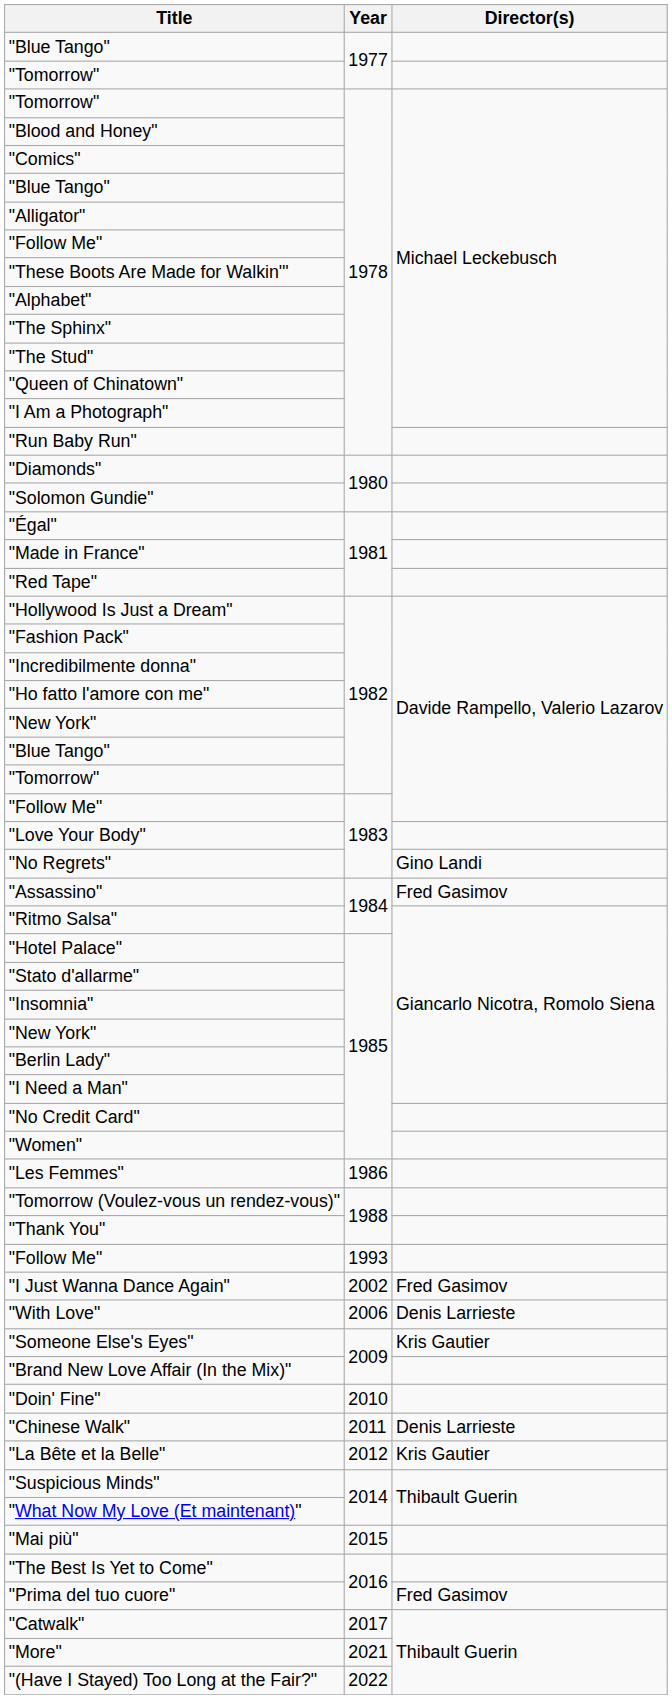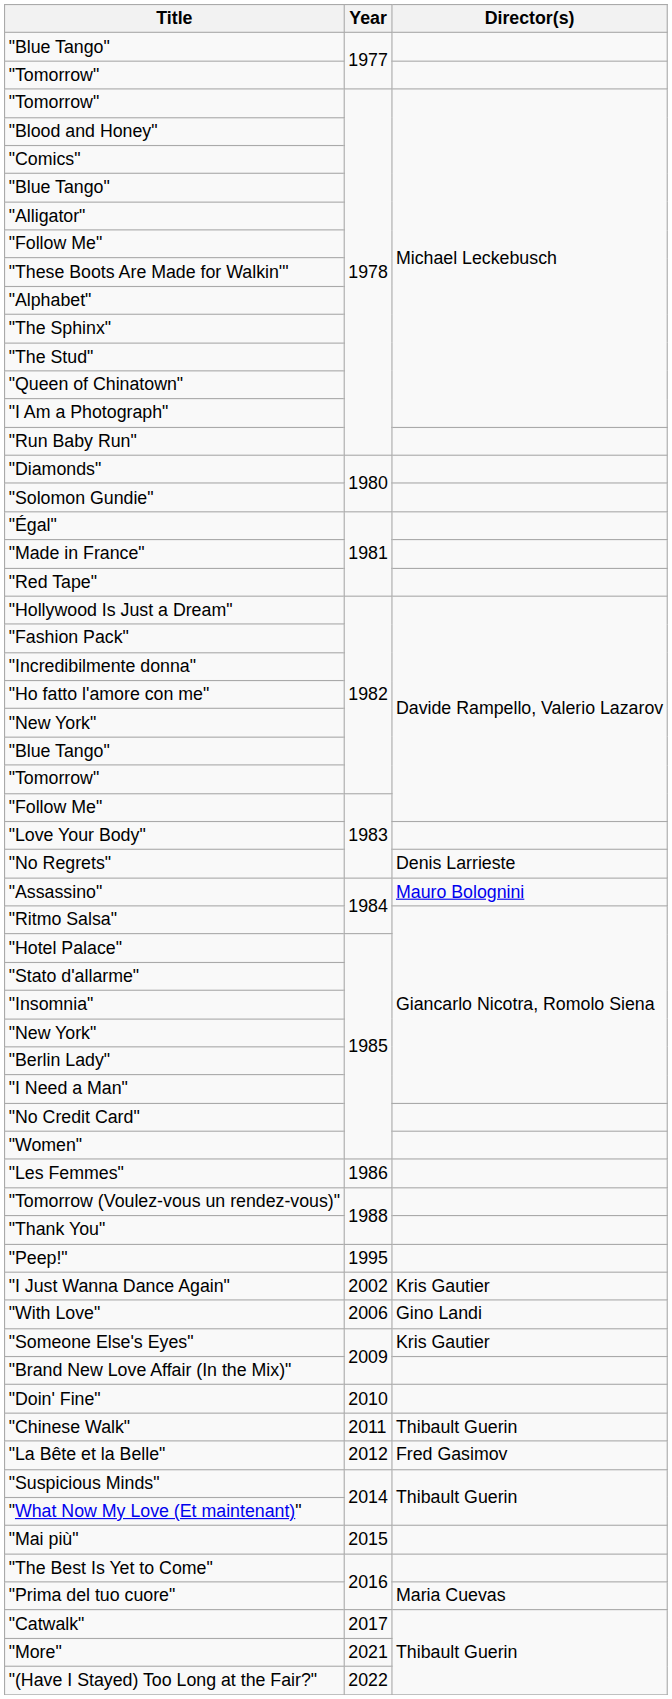(439, 863) Gino Landi -> (456, 863) Denis Larrieste
(452, 891) Fred Gasimov -> (460, 891) Mauro Bolognini
- row: (55, 1257)
+ row: (38, 1257)
(452, 1286) Fred Gasimov -> (443, 1286) Kris Gautier
(456, 1314) Denis Larrieste -> (439, 1314) Gino Landi
(456, 1426) Denis Larrieste -> (457, 1426) Thibault Guerin
(443, 1455) Kris Gautier -> (452, 1455) Fred Gasimov
(452, 1595) Fred Gasimov -> (451, 1595) Maria Cuevas
